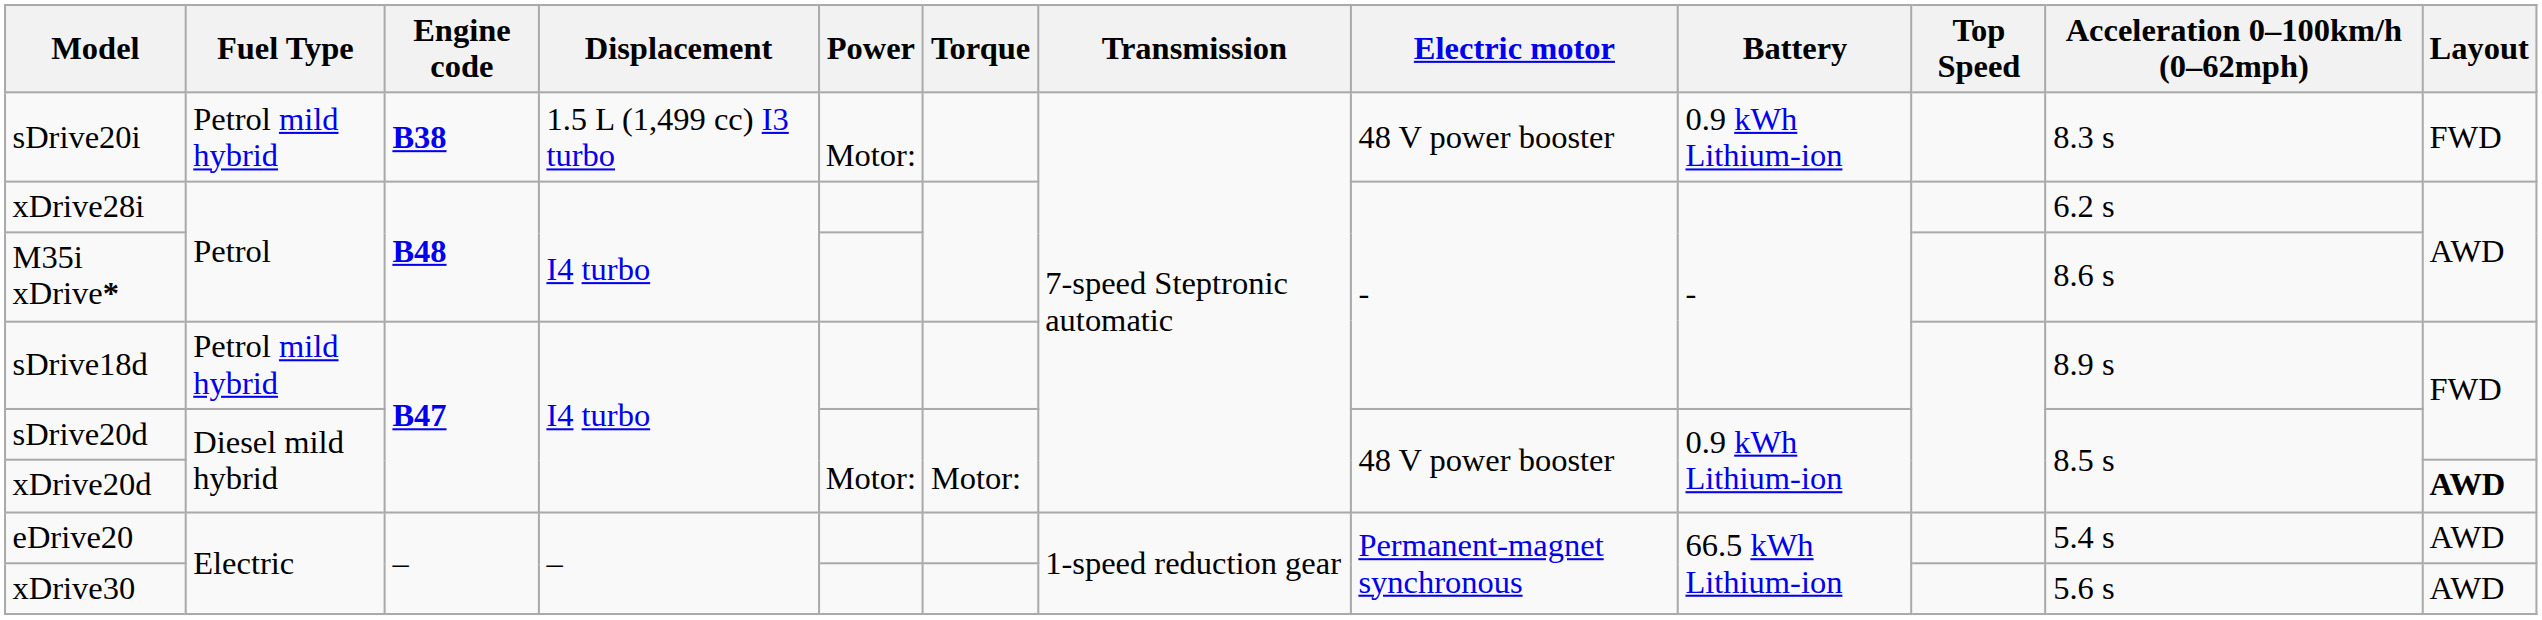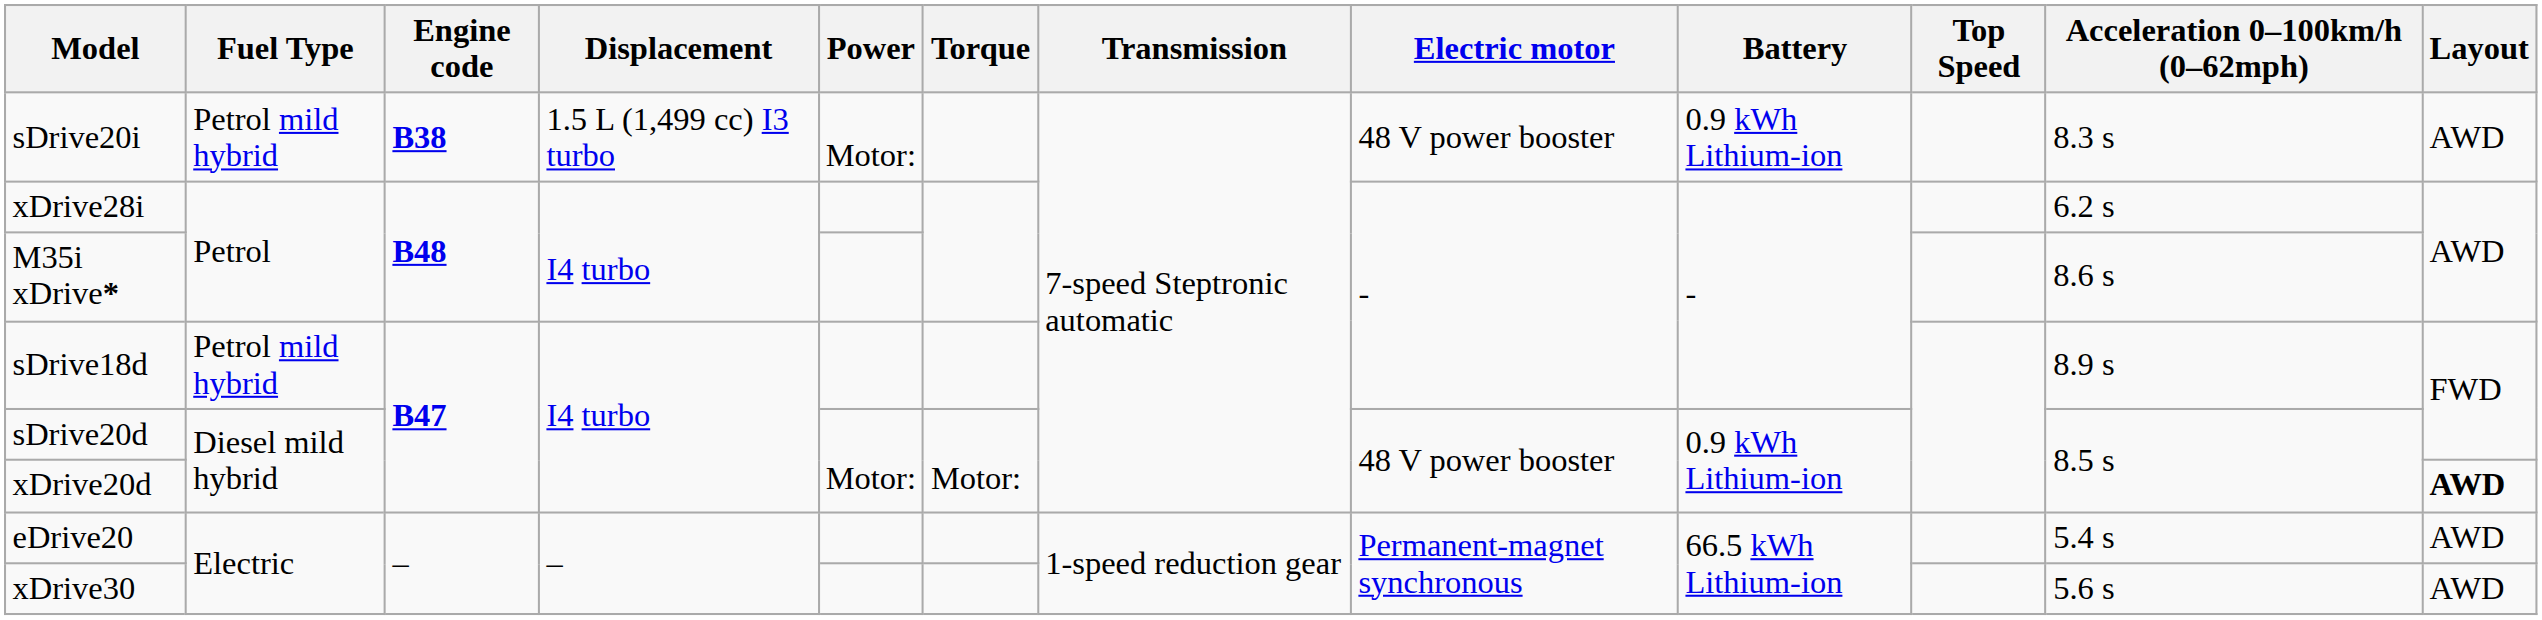(2466, 136) FWD -> (2467, 136) AWD
